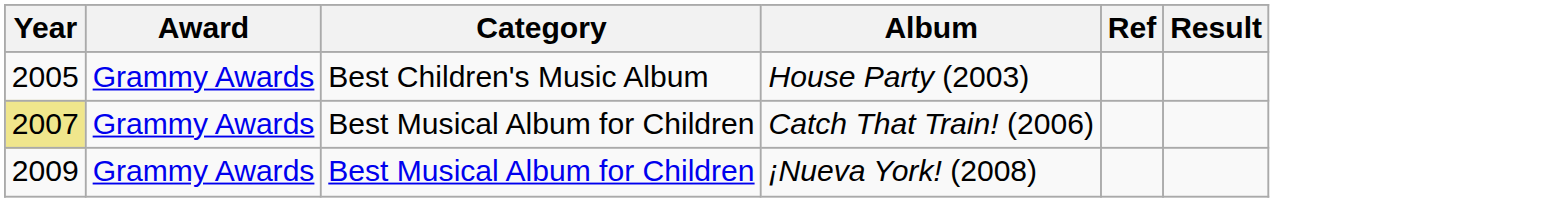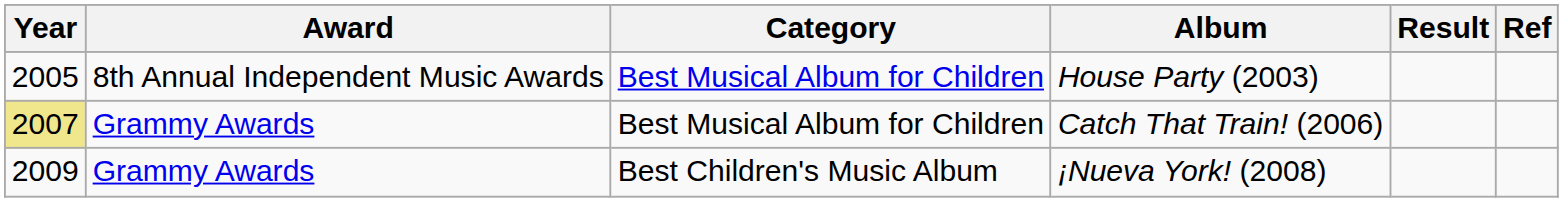columns swapped: (1216, 28) <-> (1132, 28)
(204, 76) Grammy Awards -> (348, 76) 8th Annual Independent Music Awards
(518, 76) Best Children's Music Album -> (831, 76) Best Musical Album for Children
(541, 171) Best Musical Album for Children -> (808, 171) Best Children's Music Album
